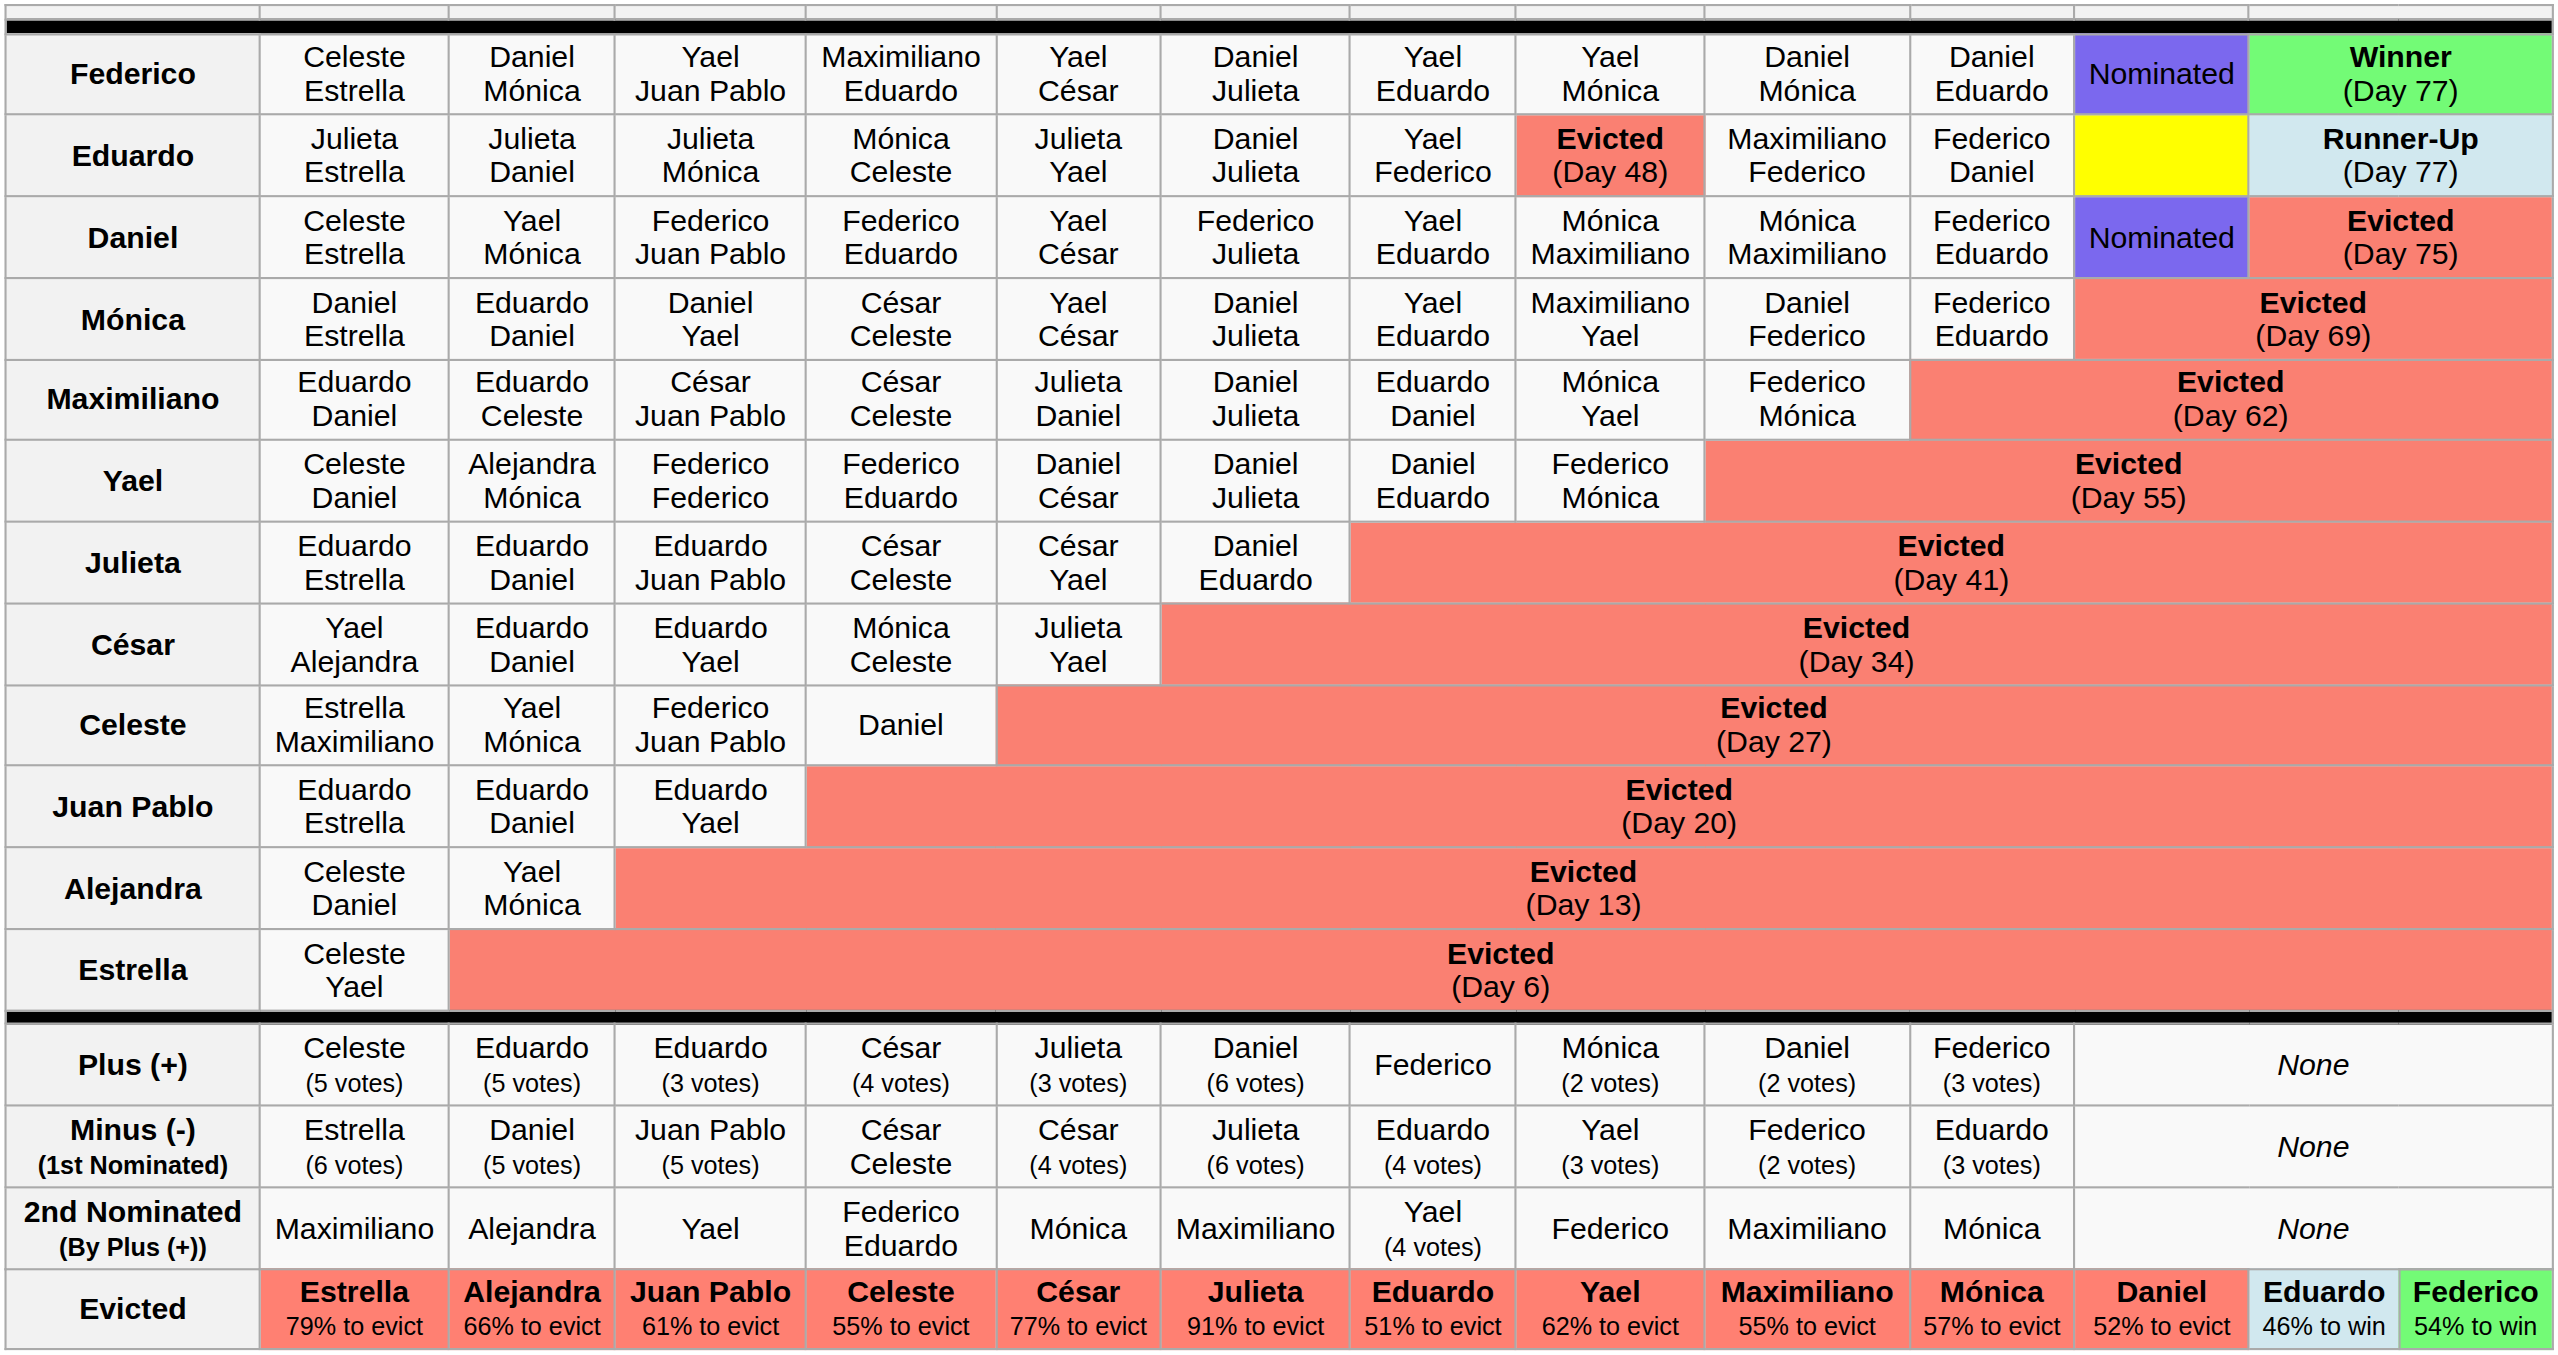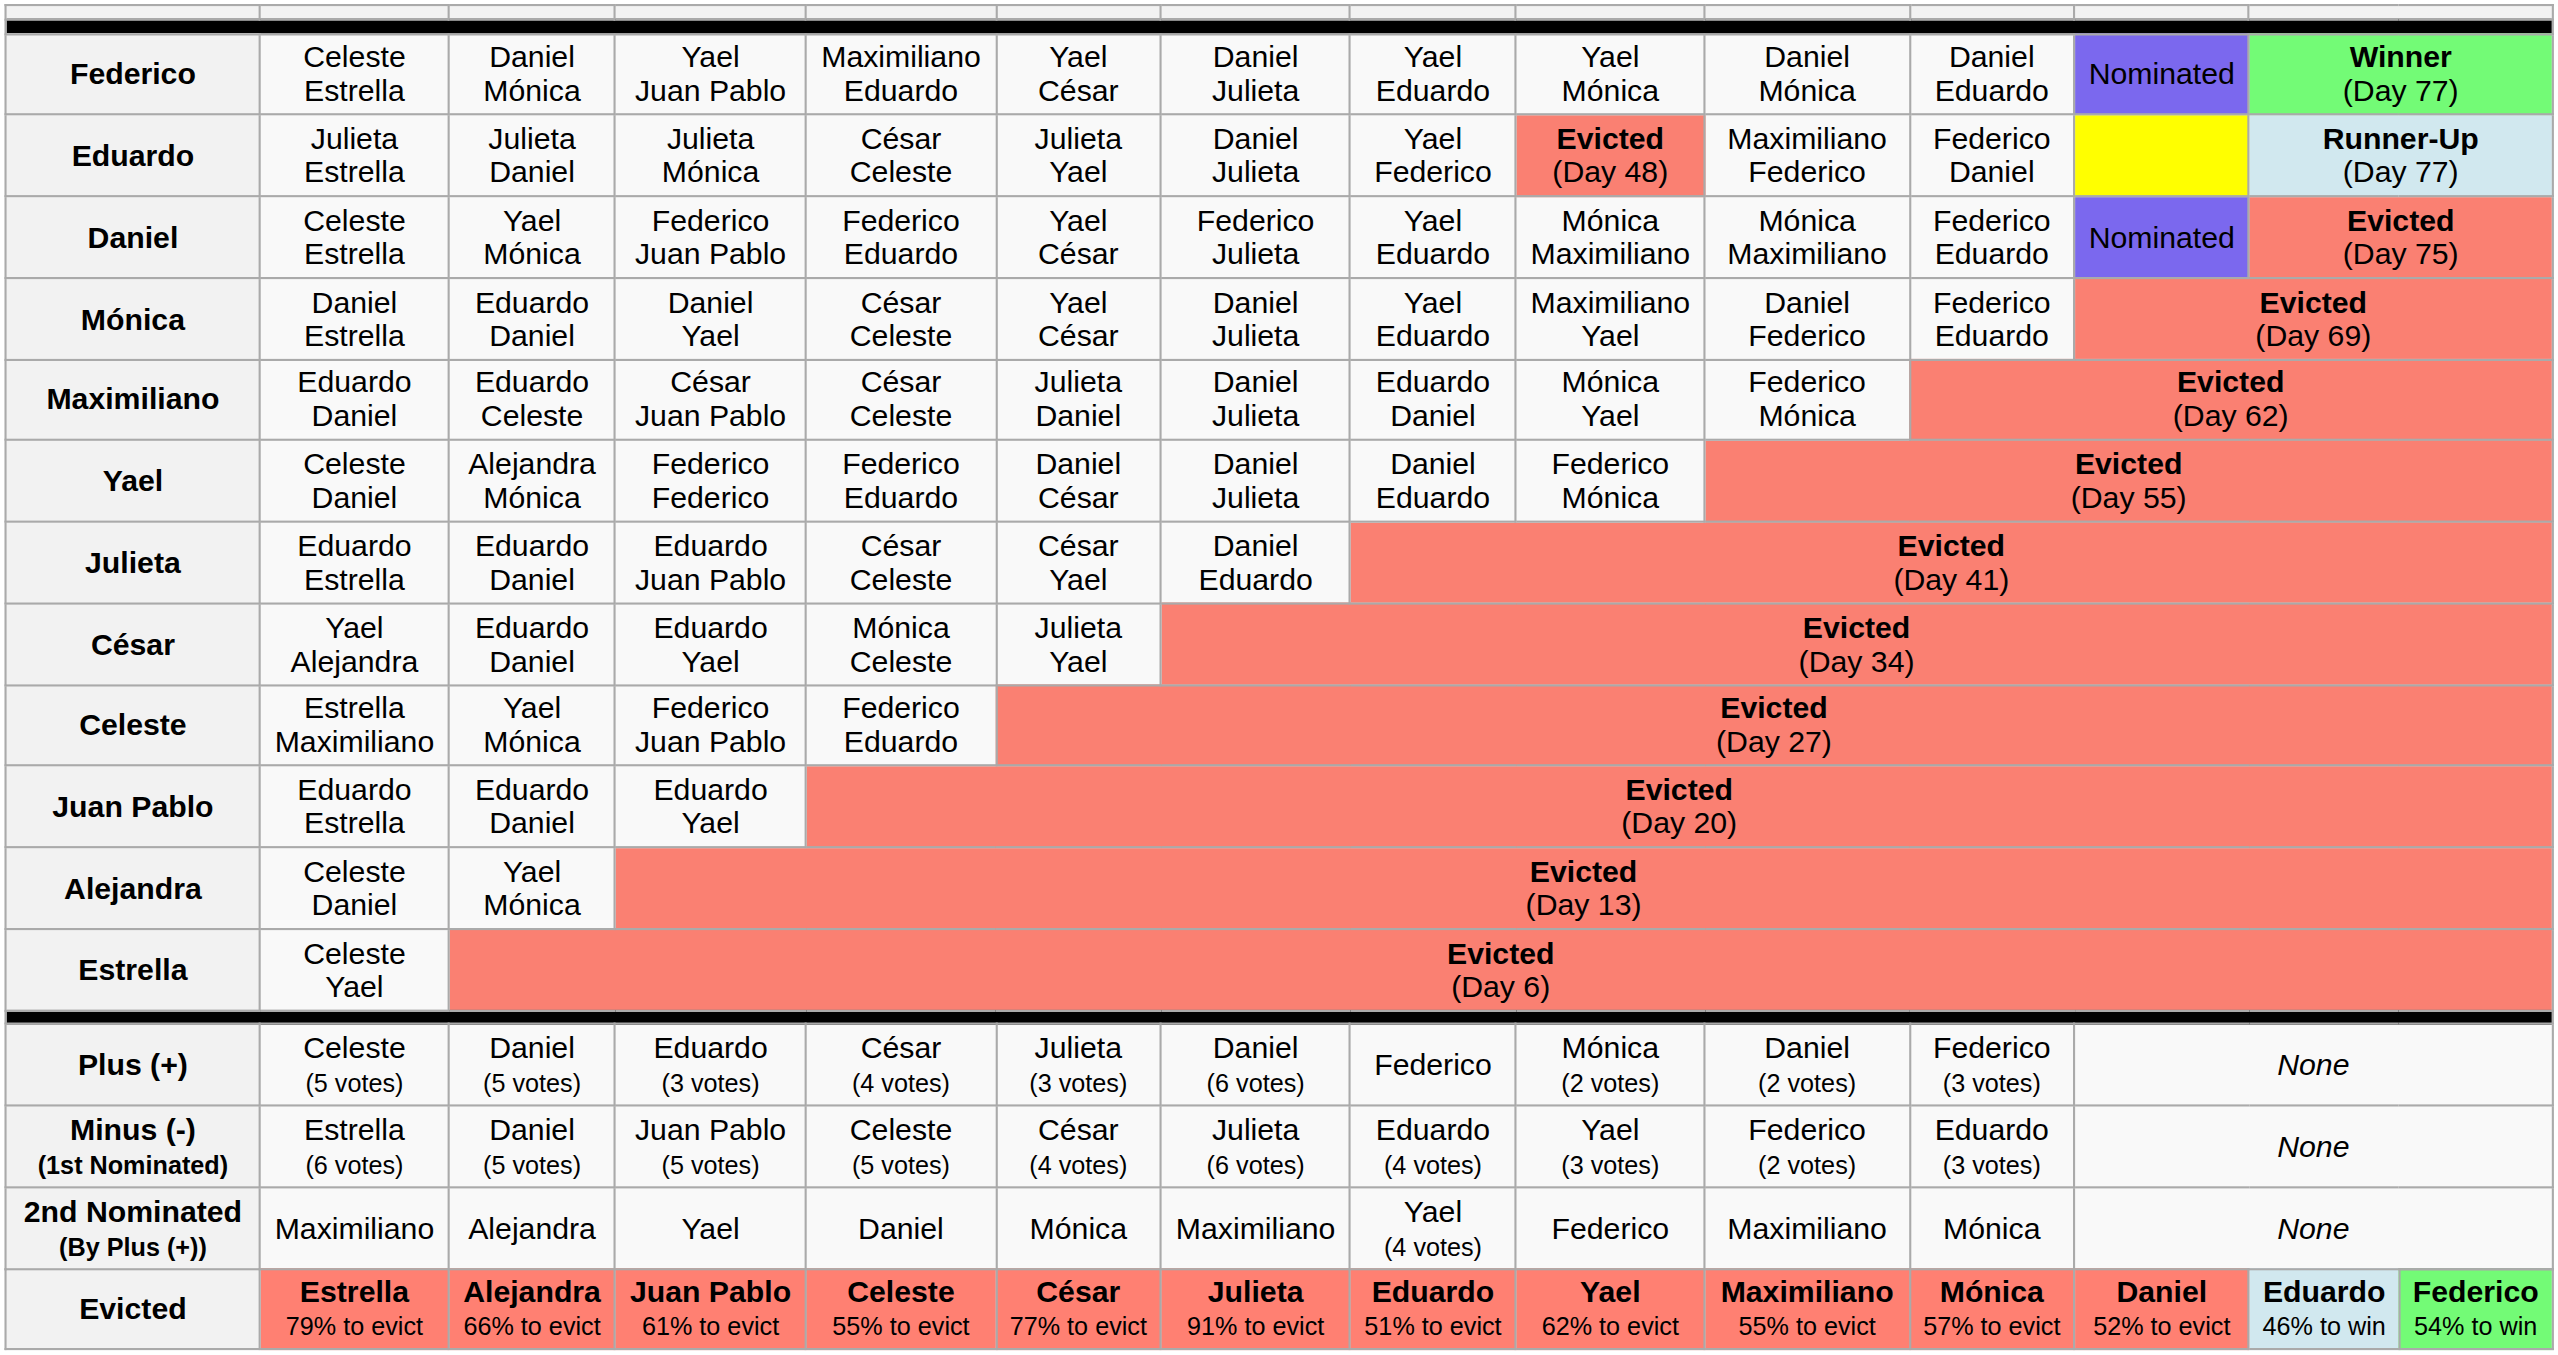(901, 156) Mónica Celeste -> (901, 156) César Celeste
(901, 725) Daniel -> (901, 725) Federico Eduardo
(532, 1065) Eduardo (5 votes) -> (532, 1065) Daniel (5 votes)
(901, 1147) César Celeste -> (901, 1147) Celeste (5 votes)
(901, 1228) Federico Eduardo -> (901, 1228) Daniel
